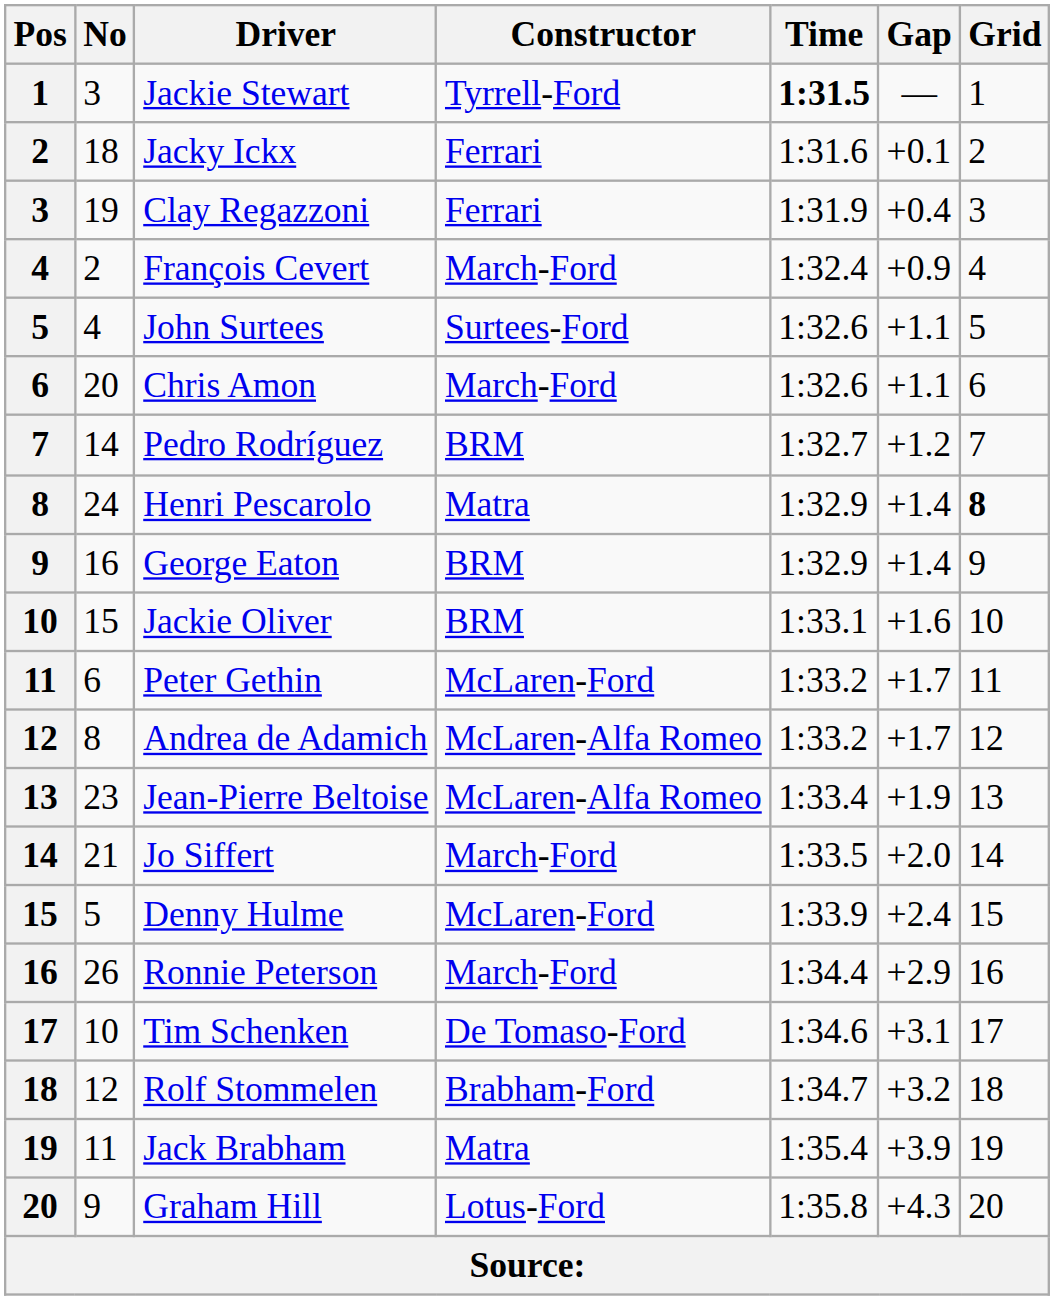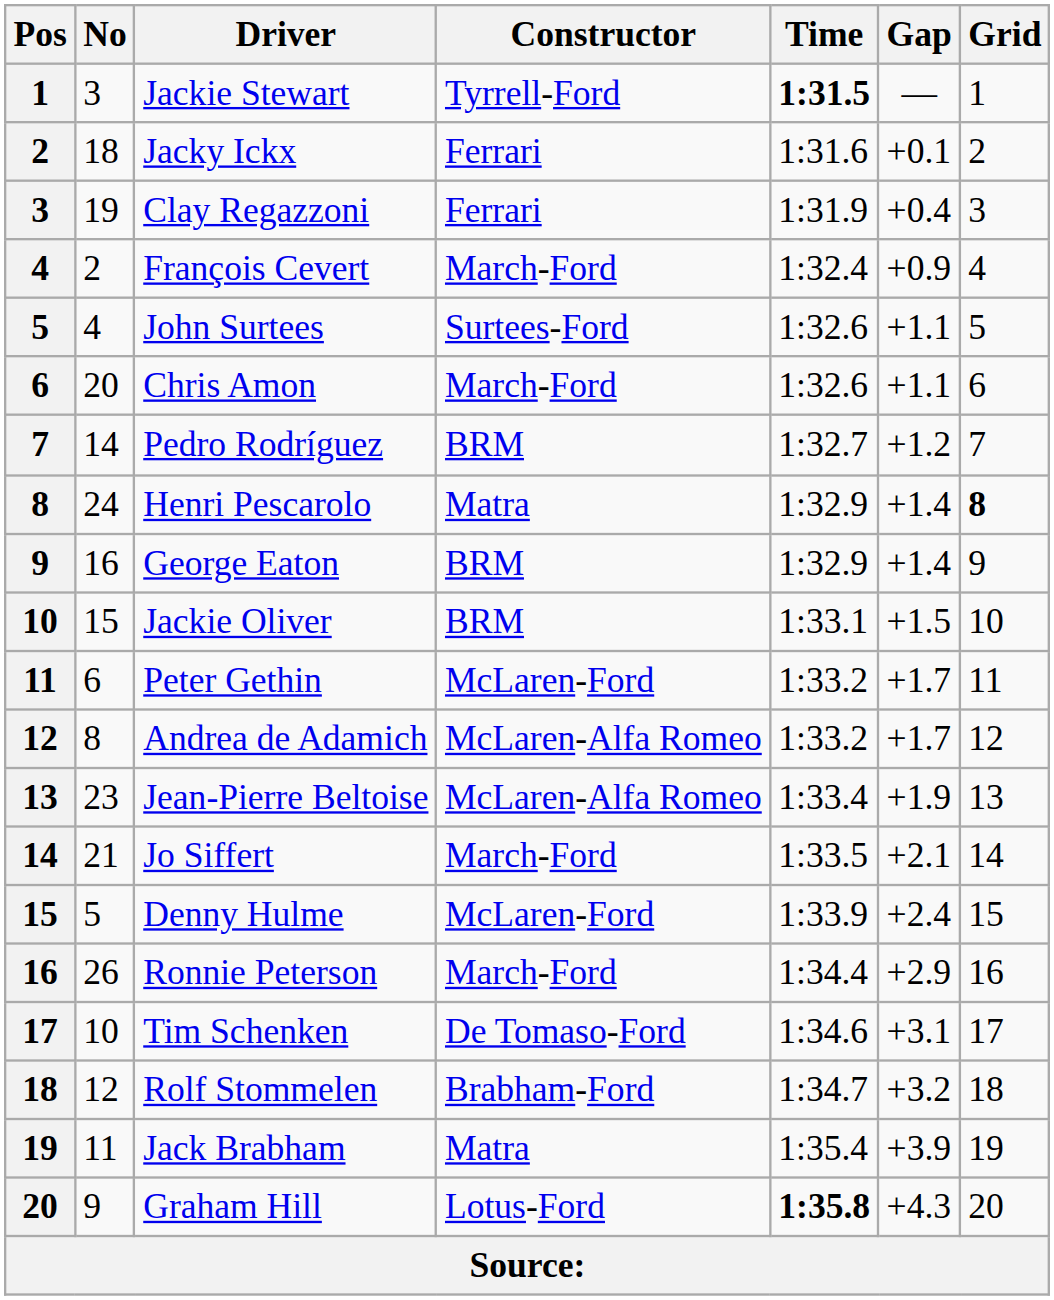(919, 620) +1.6 -> (919, 620) +1.5
(919, 855) +2.0 -> (919, 855) +2.1
(823, 1206) normal -> (824, 1206) bold
